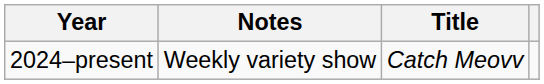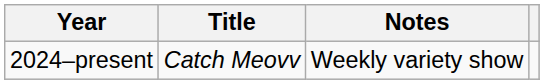columns swapped: (455, 23) <-> (270, 23)
